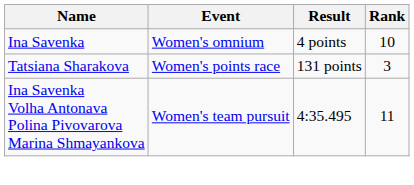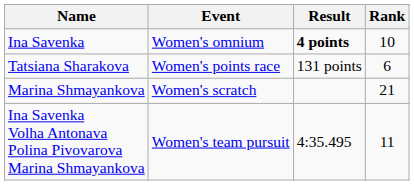(322, 41) normal -> (323, 41) bold
(387, 66) 3 -> (387, 66) 6
+ row: (76, 90)
